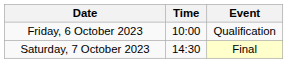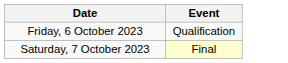- column: (186, 13)
